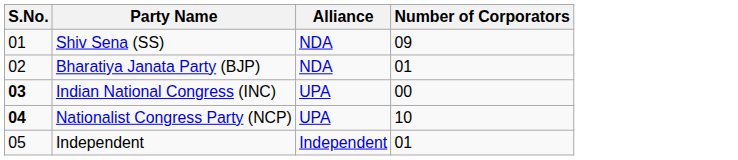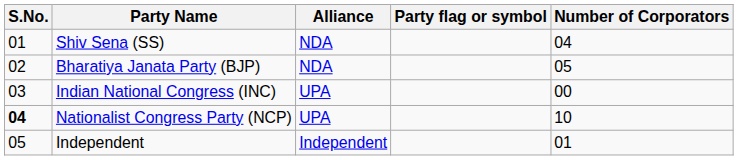+ column: (471, 17)
(403, 42) 09 -> (563, 42) 04
(403, 67) 01 -> (563, 67) 05
(17, 92) bold -> (17, 92) normal
